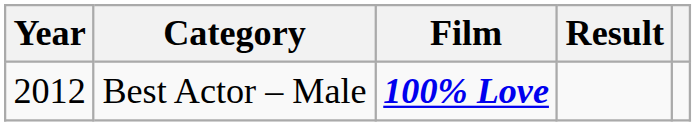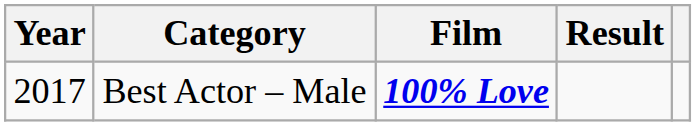(50, 90) 2012 -> (50, 90) 2017
